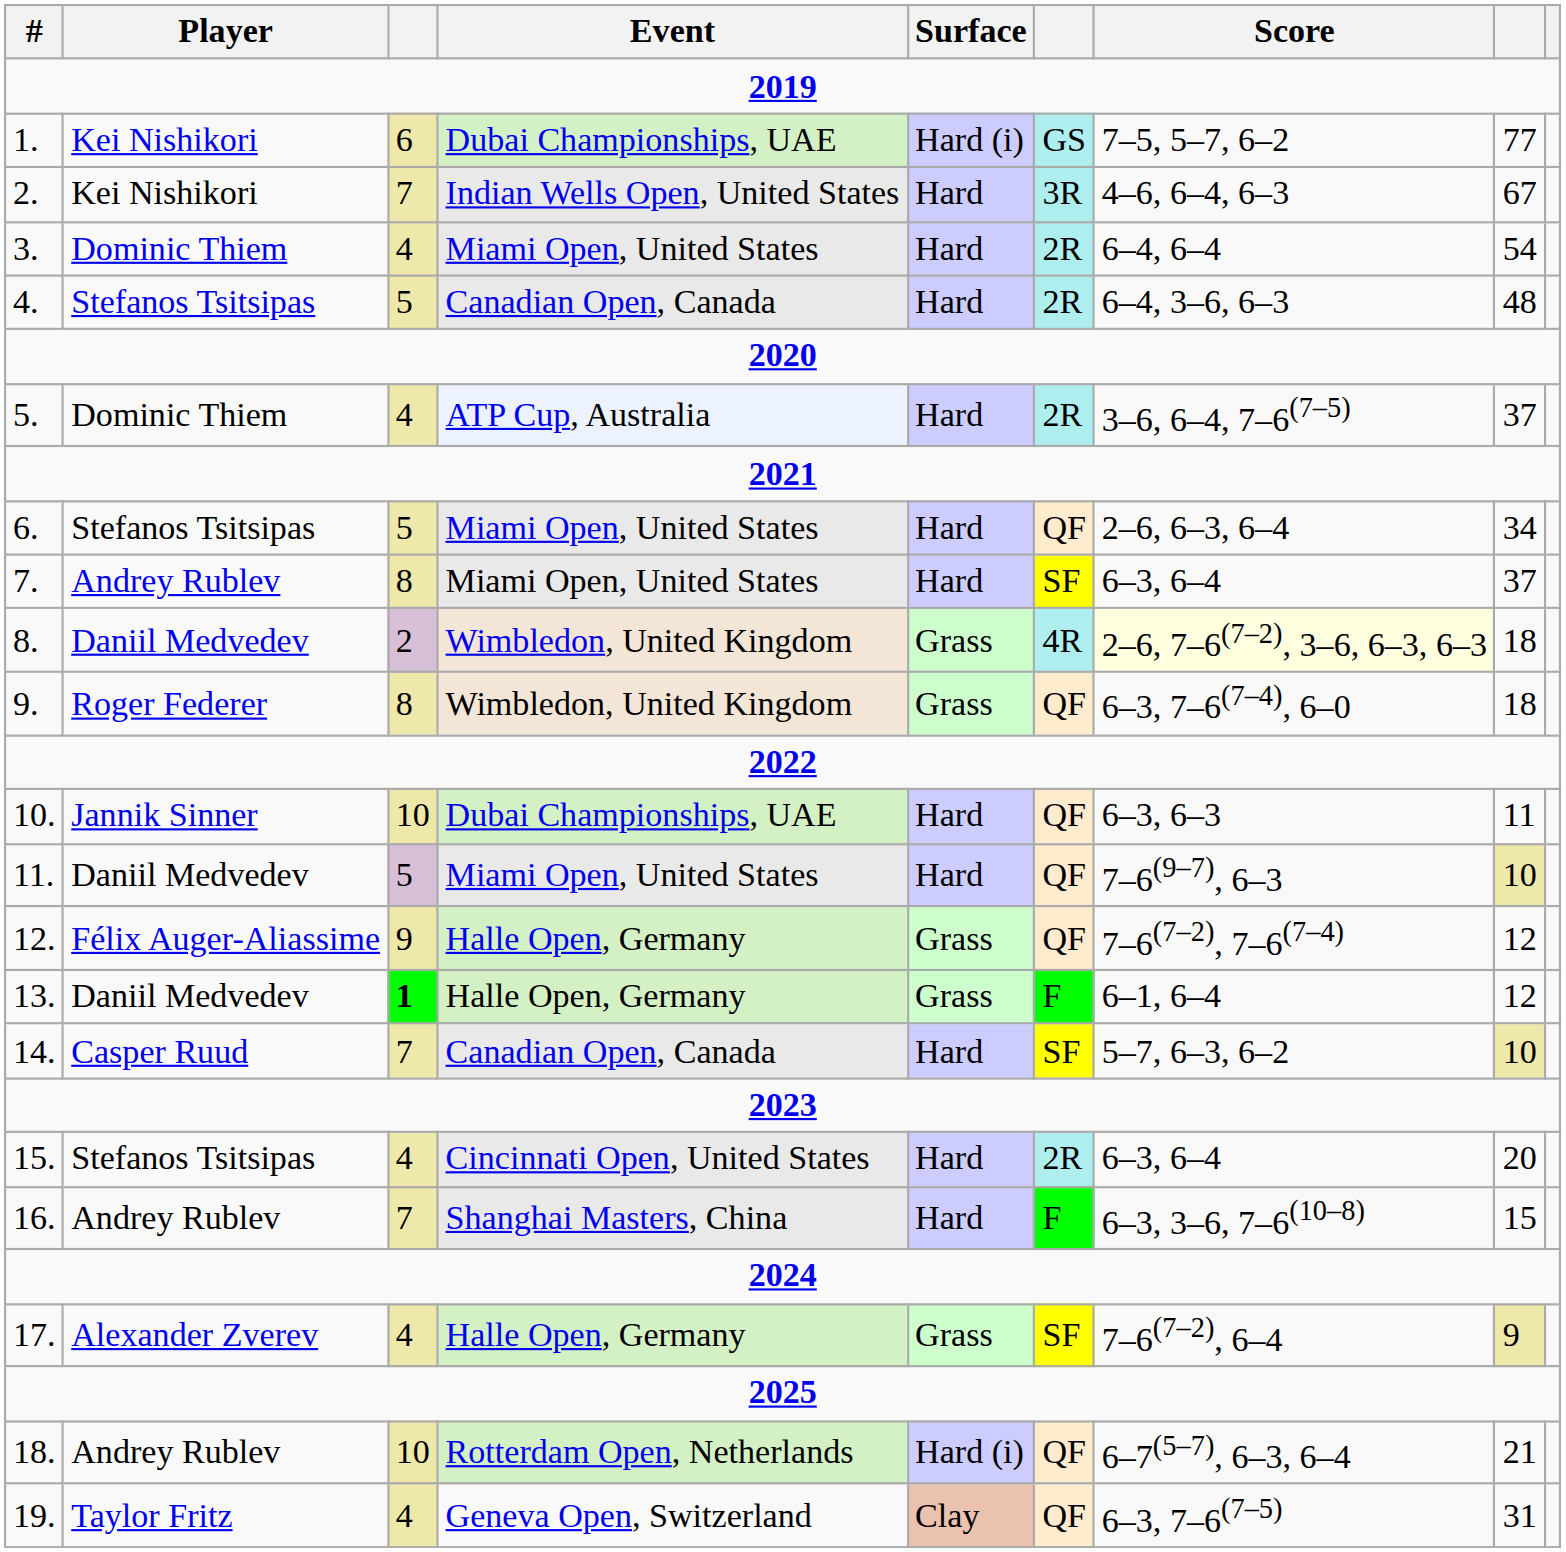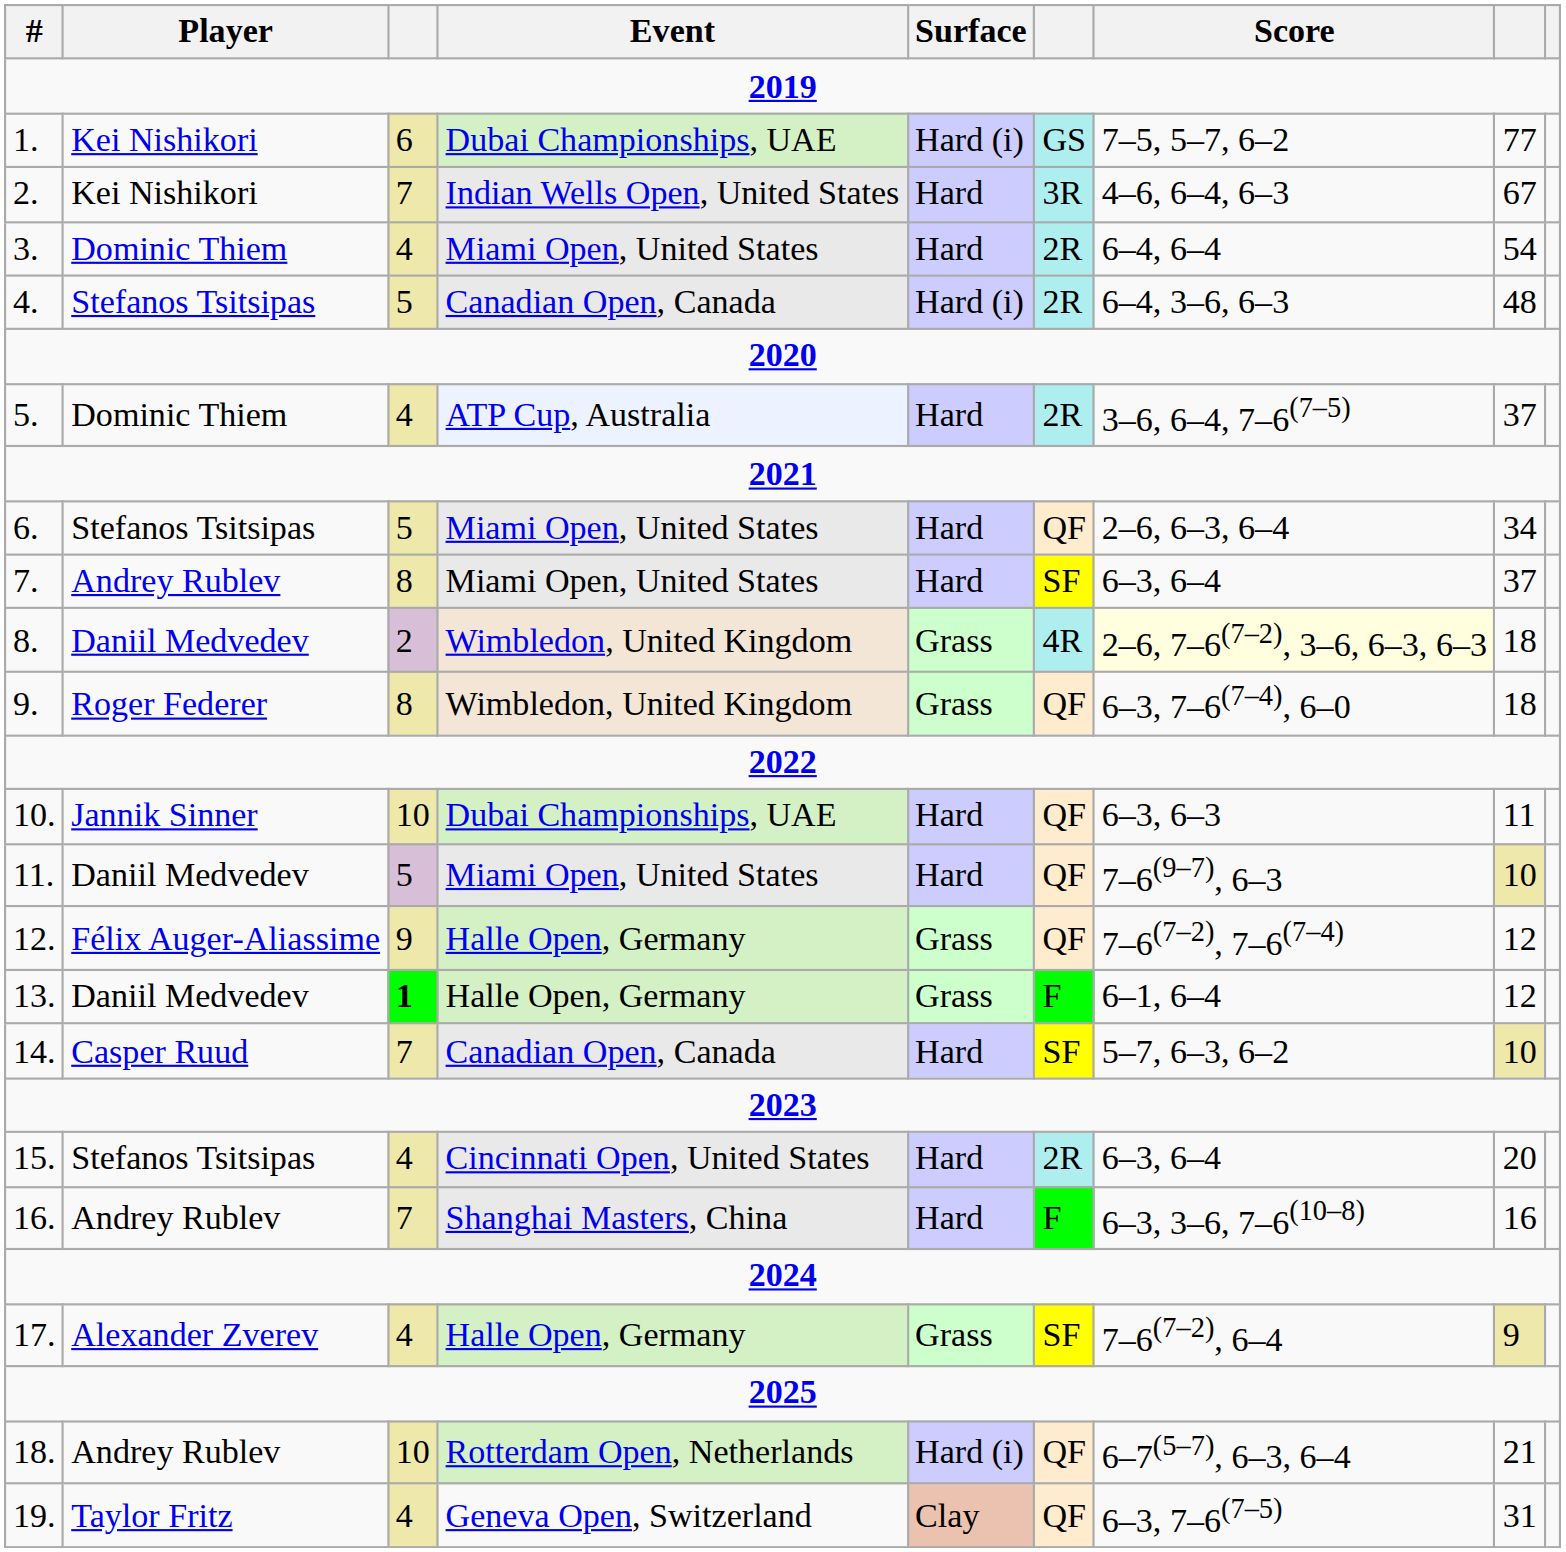(949, 301) Hard -> (969, 301) Hard (i)
(1520, 1217) 15 -> (1520, 1217) 16
